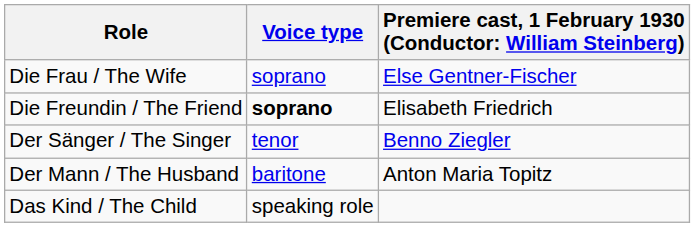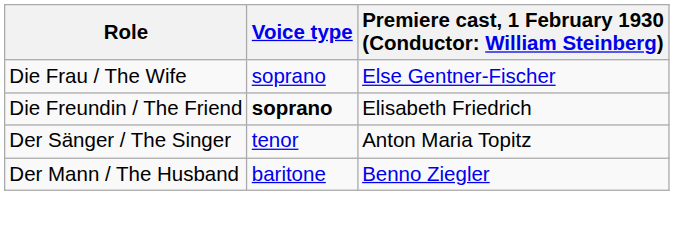(447, 141) Benno Ziegler -> (447, 141) Anton Maria Topitz
(468, 173) Anton Maria Topitz -> (426, 173) Benno Ziegler
- row: (103, 206)
